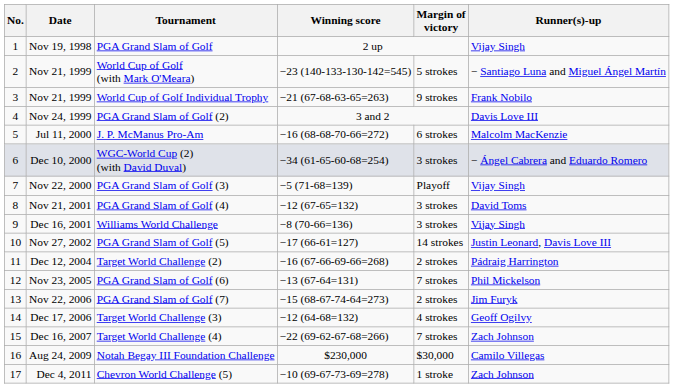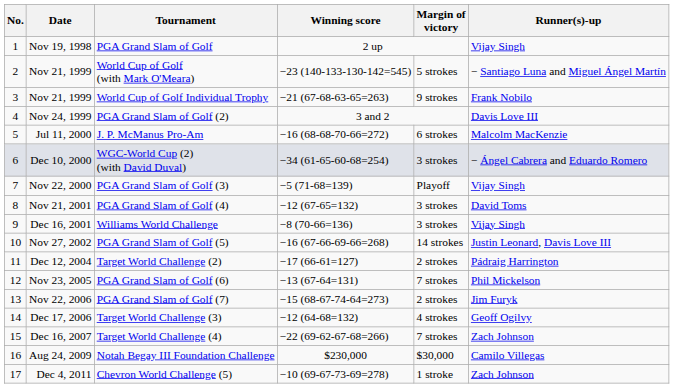(319, 242) −17 (66-61=127) -> (334, 242) −16 (67-66-69-66=268)
(334, 261) −16 (67-66-69-66=268) -> (319, 261) −17 (66-61=127)
